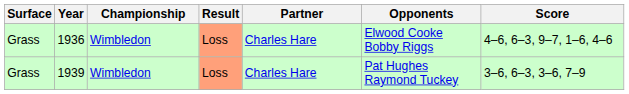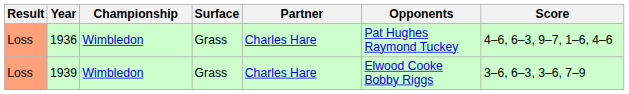columns swapped: (221, 14) <-> (29, 14)
(404, 40) Elwood Cooke Bobby Riggs -> (411, 40) Pat Hughes Raymond Tuckey
(411, 73) Pat Hughes Raymond Tuckey -> (404, 73) Elwood Cooke Bobby Riggs
